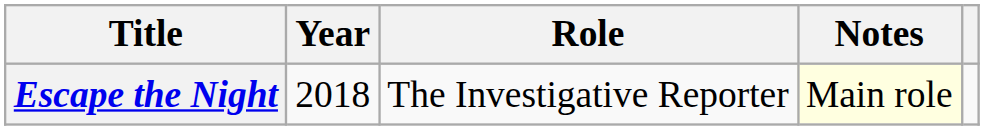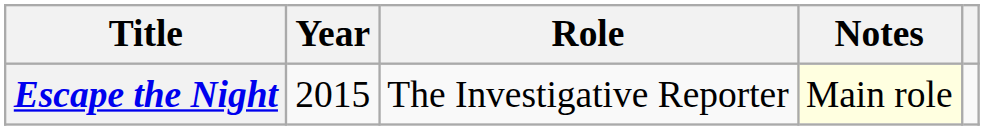(333, 93) 2018 -> (333, 93) 2015
